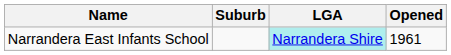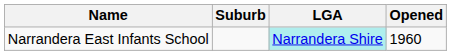(405, 38) 1961 -> (405, 38) 1960
